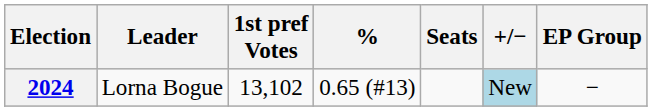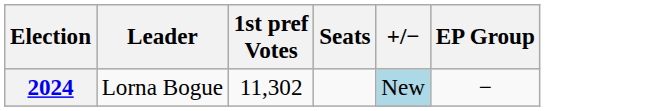- column: (367, 36)
(271, 87) 13,102 -> (271, 87) 11,302
